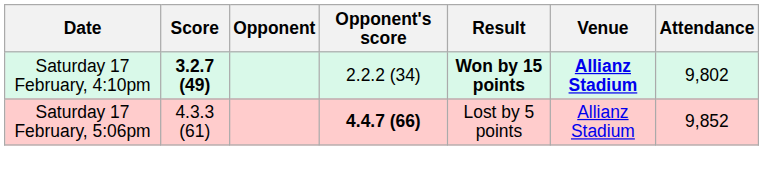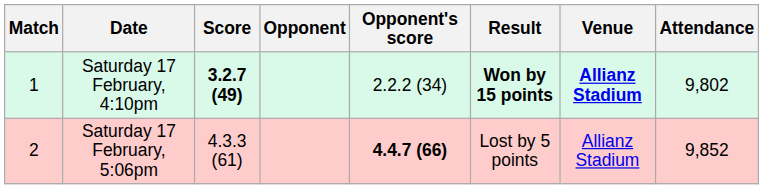+ column: (34, 28)
